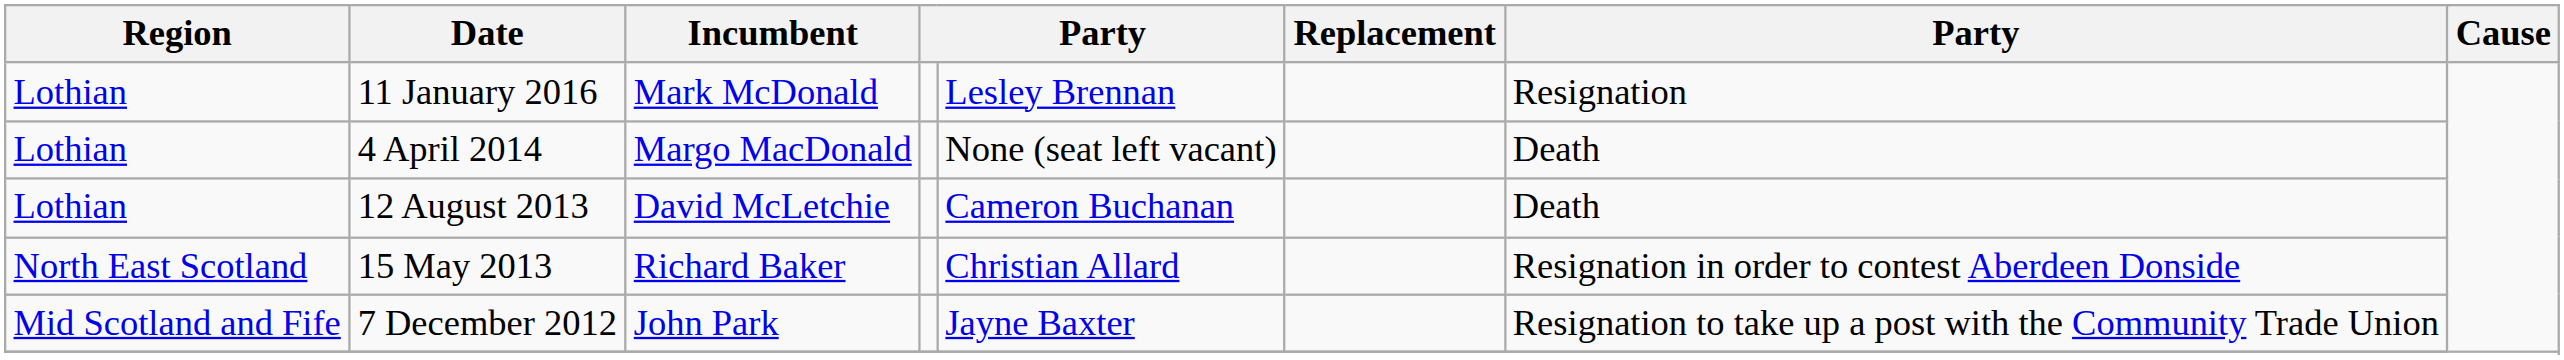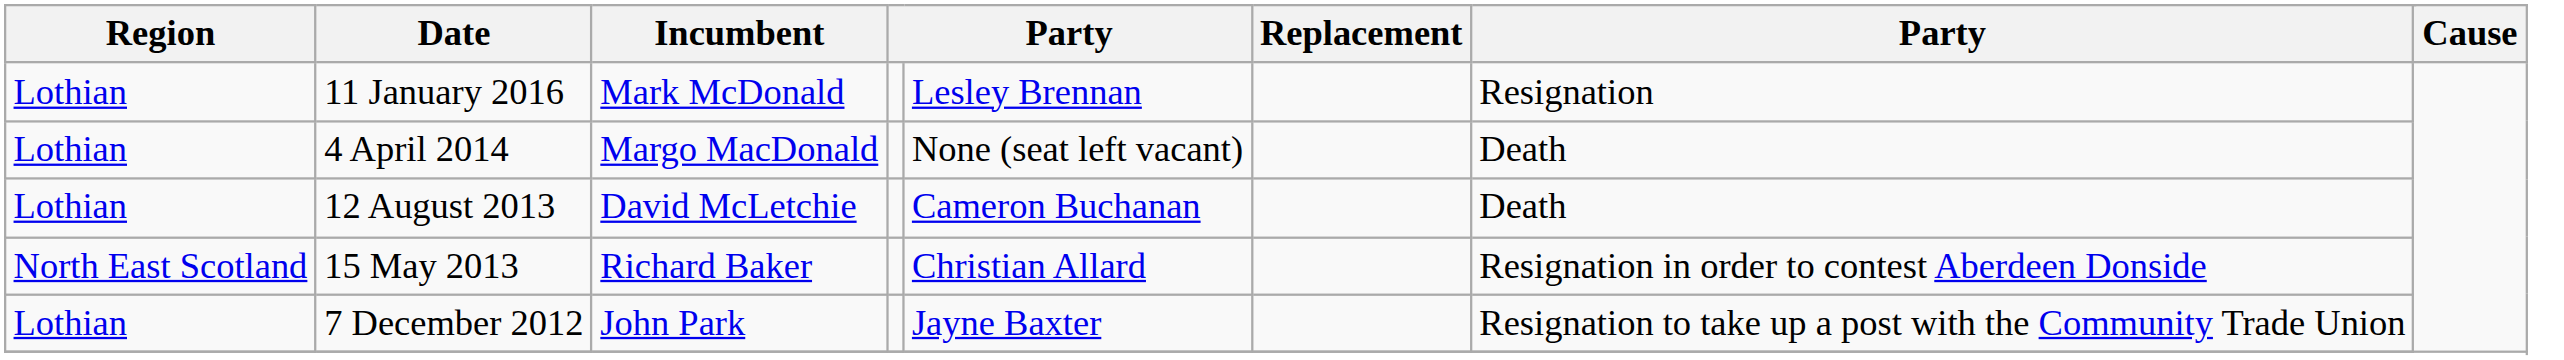(177, 322) Mid Scotland and Fife -> (70, 322) Lothian
